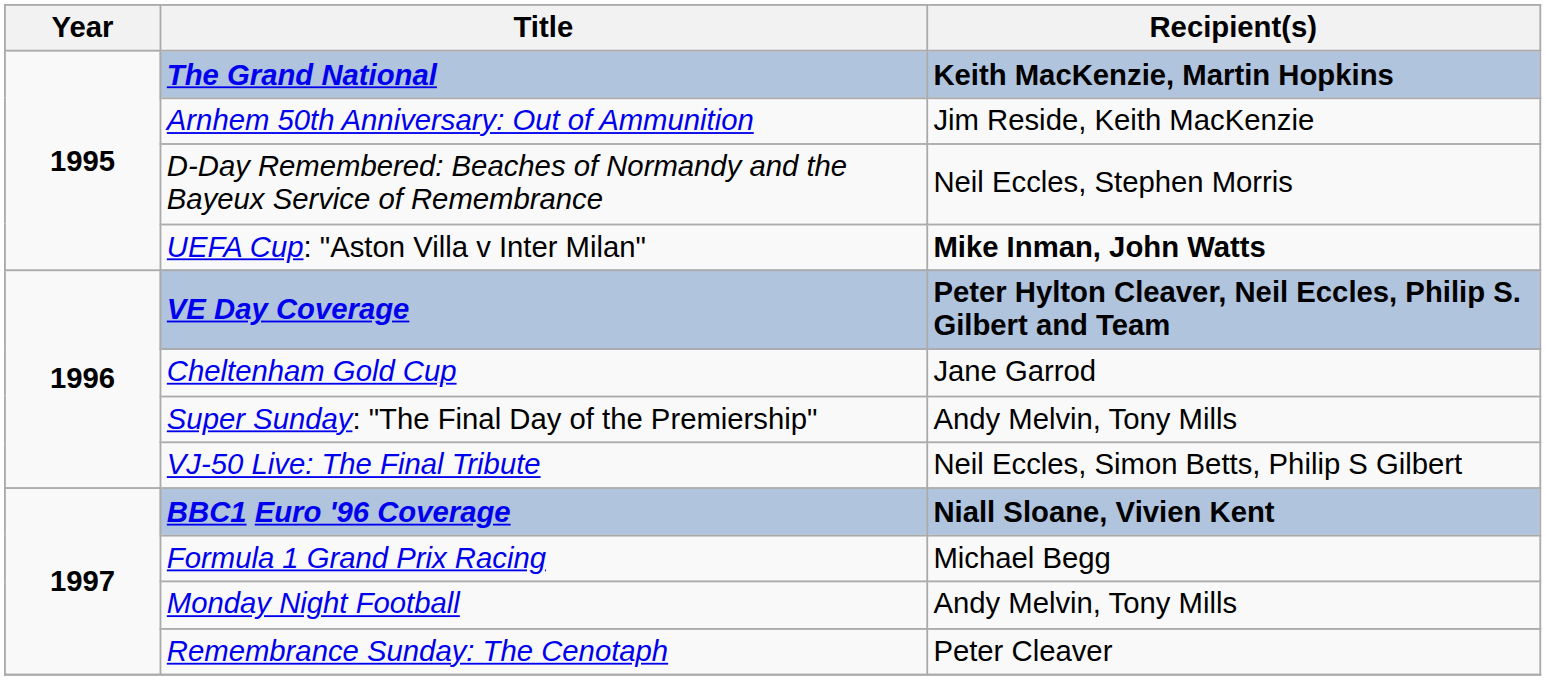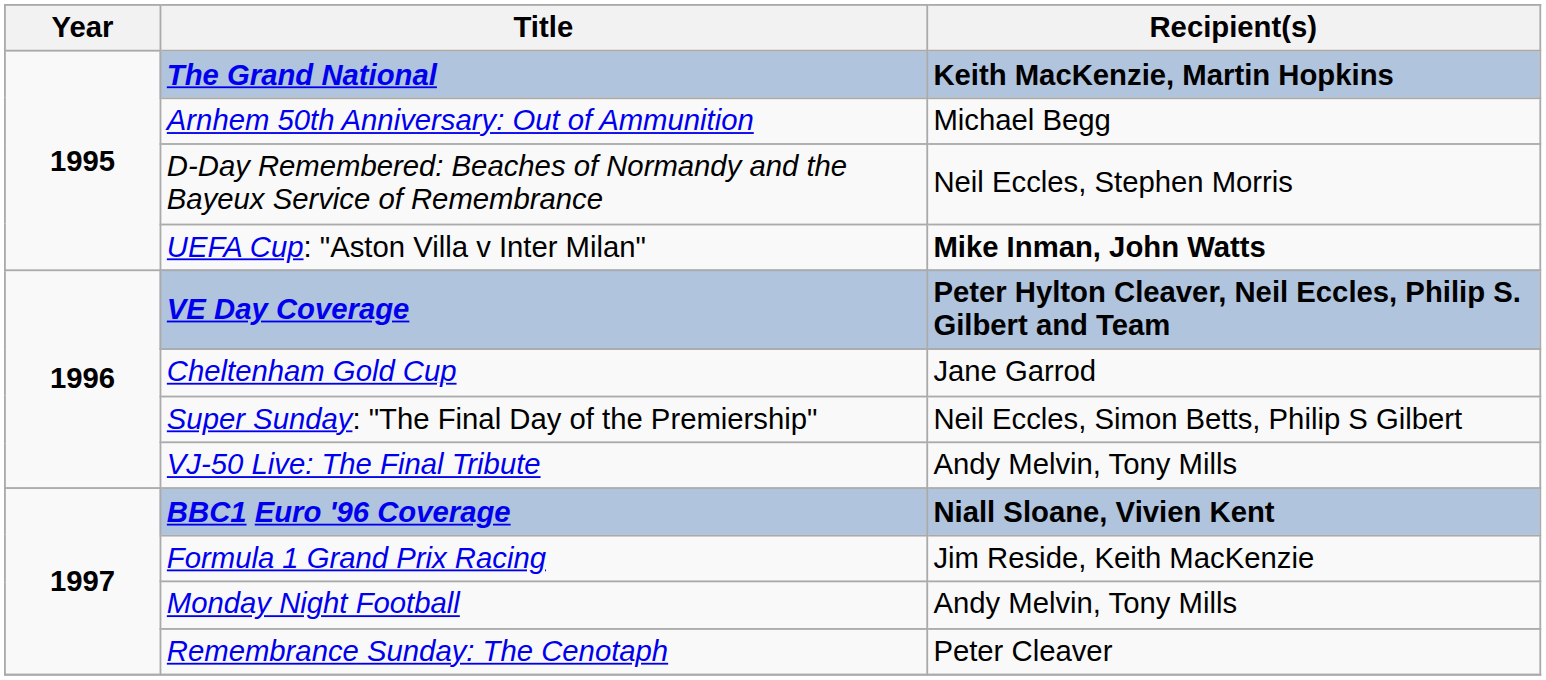(1124, 120) Jim Reside, Keith MacKenzie -> (1022, 120) Michael Begg
(1085, 418) Andy Melvin, Tony Mills -> (1198, 418) Neil Eccles, Simon Betts, Philip S Gilbert
(1198, 465) Neil Eccles, Simon Betts, Philip S Gilbert -> (1085, 465) Andy Melvin, Tony Mills
(1022, 557) Michael Begg -> (1124, 557) Jim Reside, Keith MacKenzie
